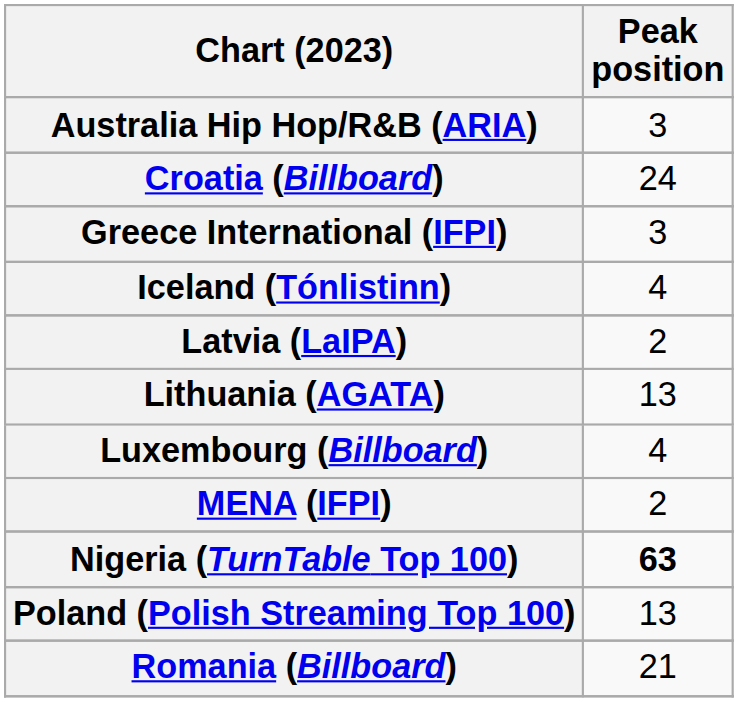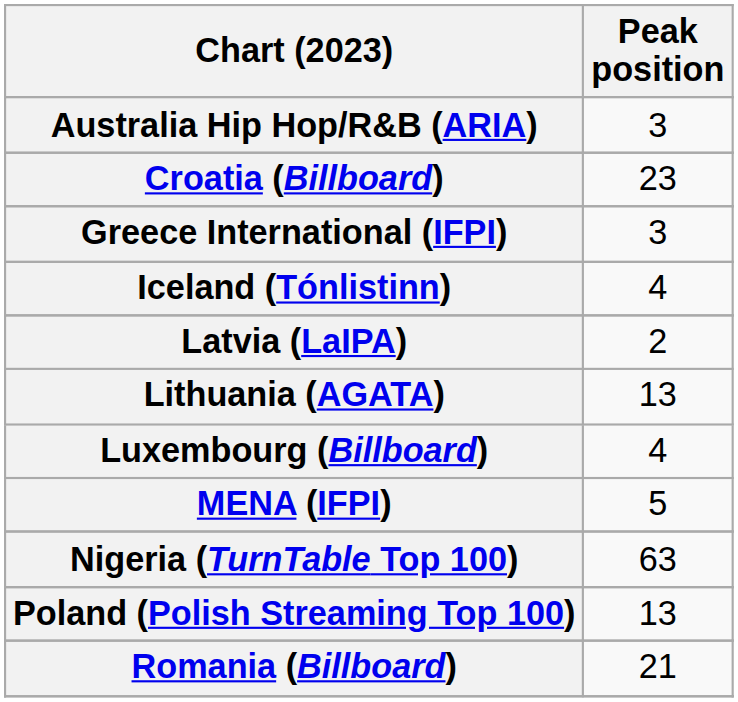(658, 178) 24 -> (658, 178) 23
(658, 504) 2 -> (658, 504) 5
(658, 558) bold -> (658, 558) normal
